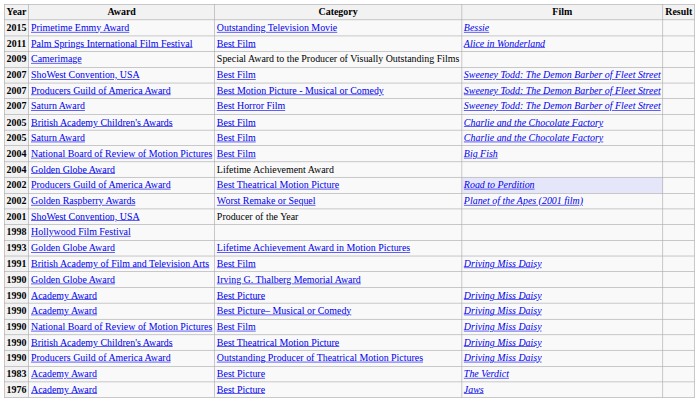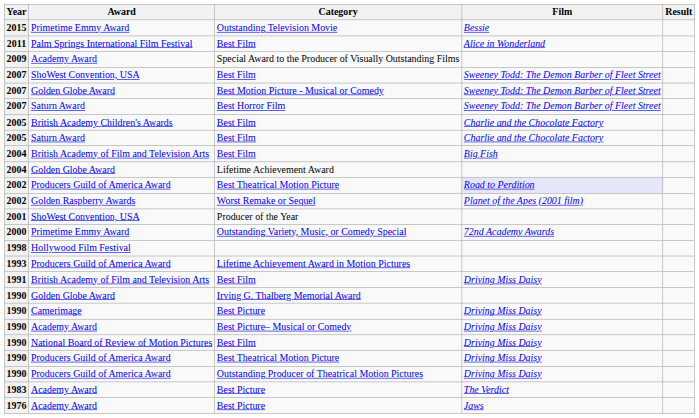(56, 59) Camerimage -> (64, 59) Academy Award
(101, 91) Producers Guild of America Award -> (73, 91) Golden Globe Award
(122, 153) National Board of Review of Motion Pictures -> (120, 153) British Academy of Film and Television Arts
+ row: (17, 232)
(73, 248) Golden Globe Award -> (101, 264) Producers Guild of America Award
(64, 295) Academy Award -> (56, 311) Camerimage
(102, 342) British Academy Children's Awards -> (101, 358) Producers Guild of America Award
